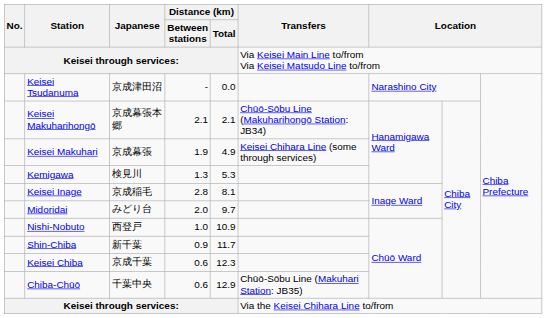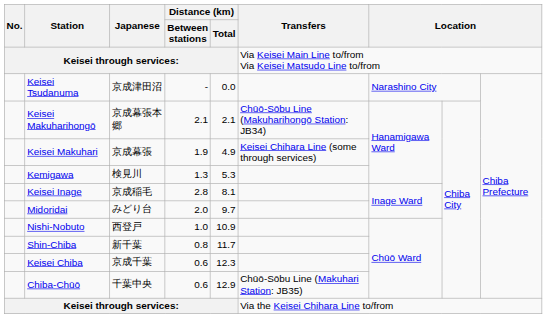(201, 245) 0.9 -> (201, 245) 0.8
